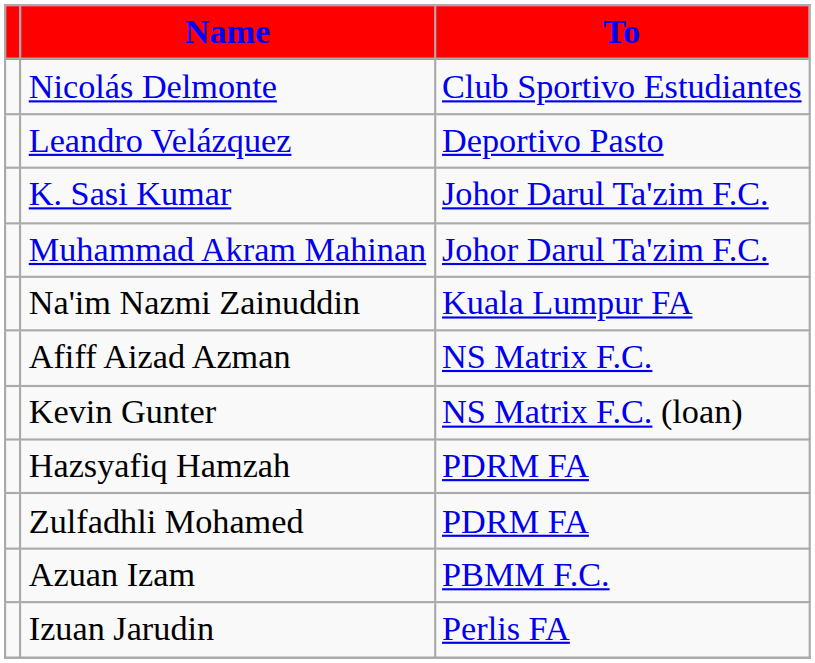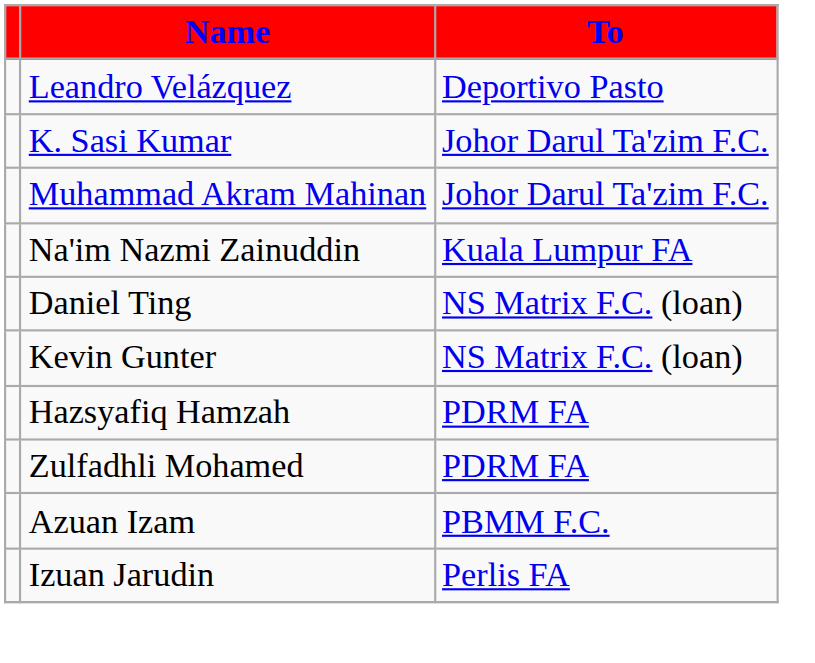- row: (153, 85)
- row: (160, 357)
+ row: (110, 303)
